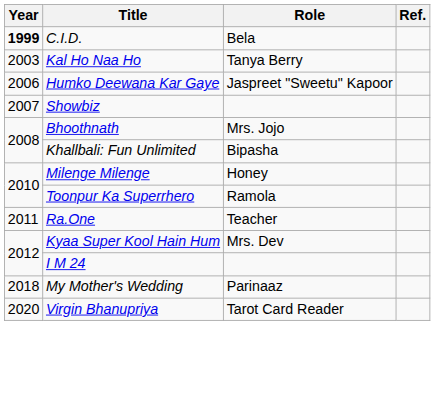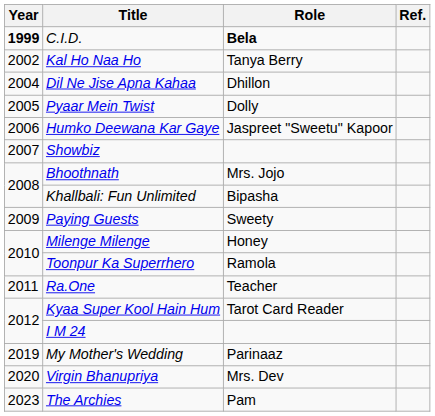(241, 38) normal -> (242, 38) bold
(24, 60) 2003 -> (24, 60) 2002
+ row: (121, 83)
+ row: (100, 106)
+ row: (92, 219)
(255, 241) Mrs. Dev -> (285, 309) Tarot Card Reader
(24, 286) 2018 -> (24, 354) 2019
(285, 309) Tarot Card Reader -> (255, 377) Mrs. Dev
+ row: (84, 399)
